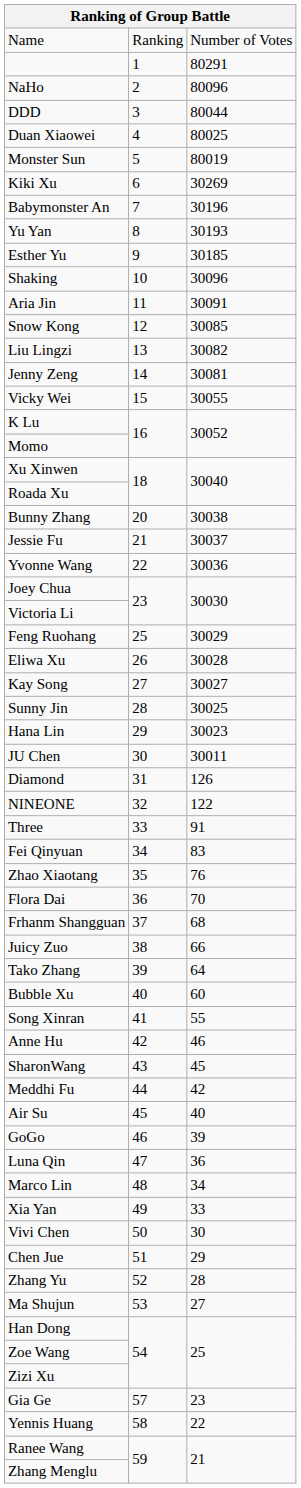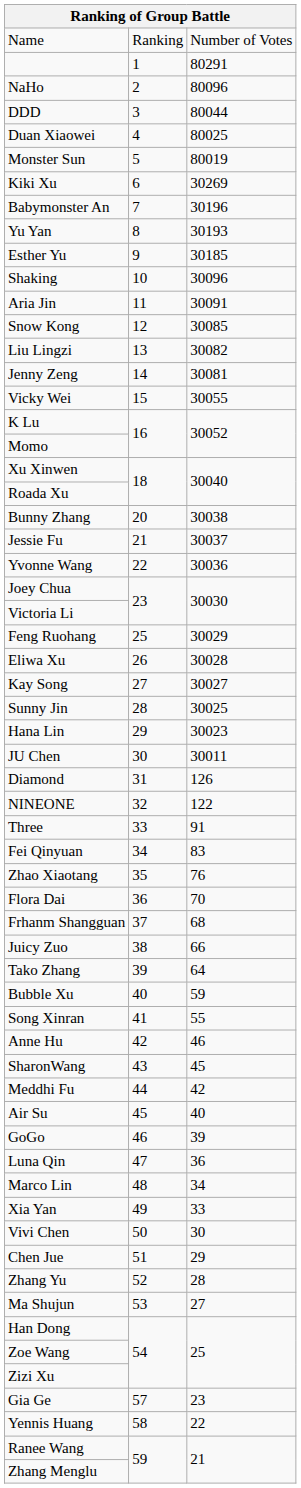(198, 994) 60 -> (198, 994) 59
